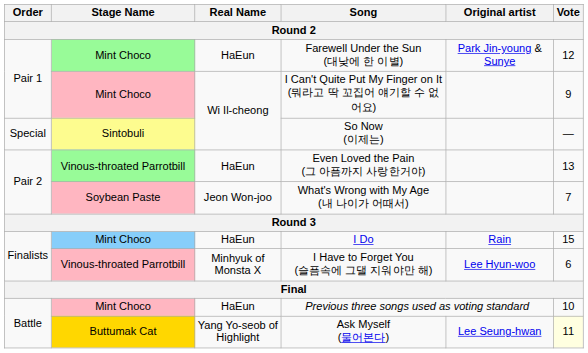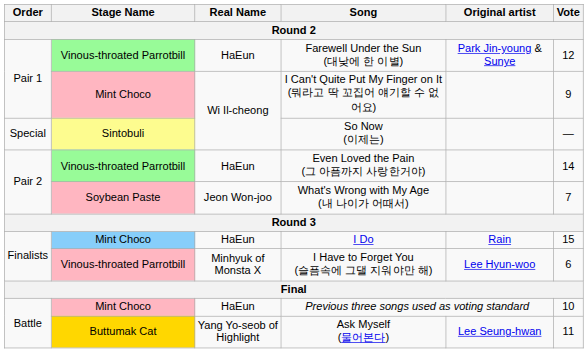(123, 55) Mint Choco -> (123, 55) Vinous-throated Parrotbill
(568, 166) 13 -> (568, 166) 14
(568, 332) lightyellow background -> (568, 332) no background
